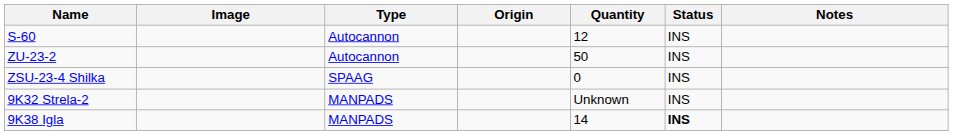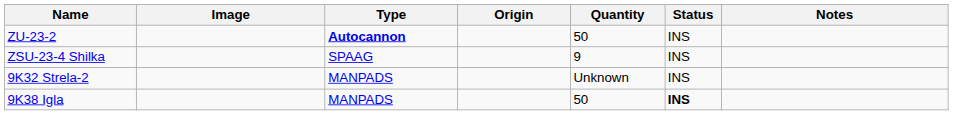- row: (22, 36)
(364, 57) normal -> (367, 36) bold
(577, 78) 0 -> (577, 57) 9
(581, 120) 14 -> (581, 99) 50
